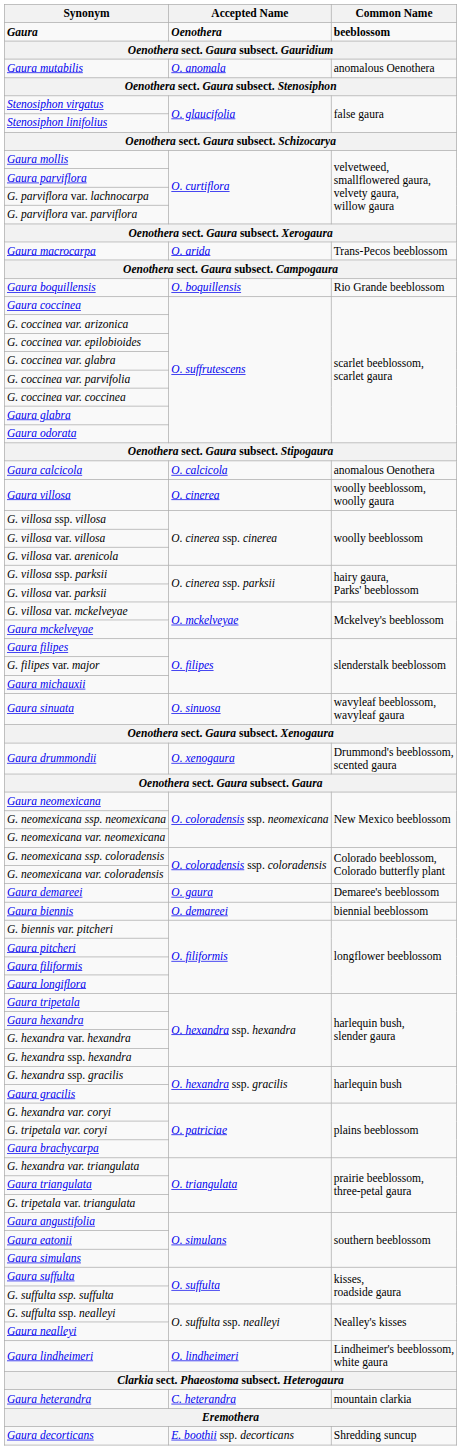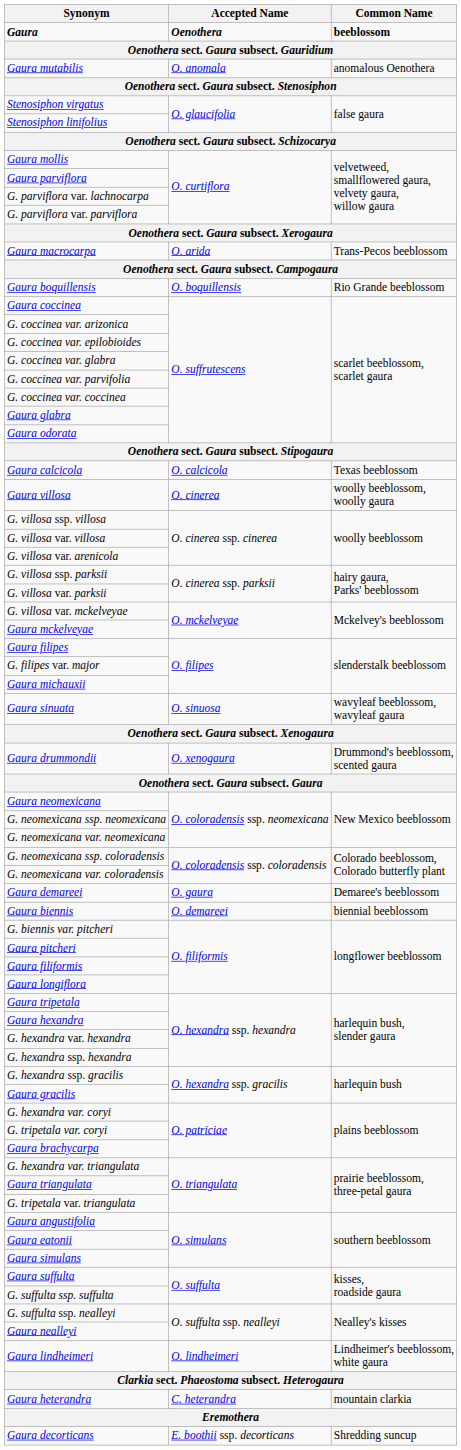(384, 470) anomalous Oenothera -> (376, 470) Texas beeblossom
